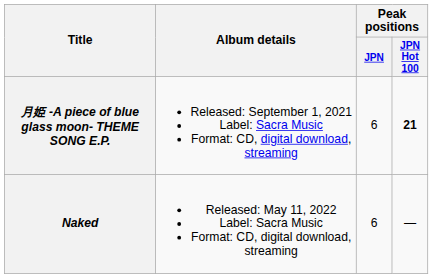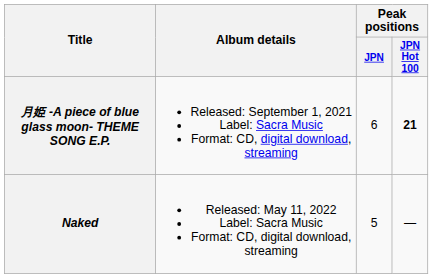(374, 224) 6 -> (374, 224) 5
